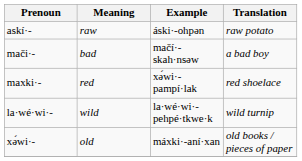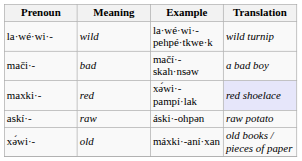rows swapped: (19, 30) <-> (30, 112)
(253, 83) no background -> (253, 95) lavender background
